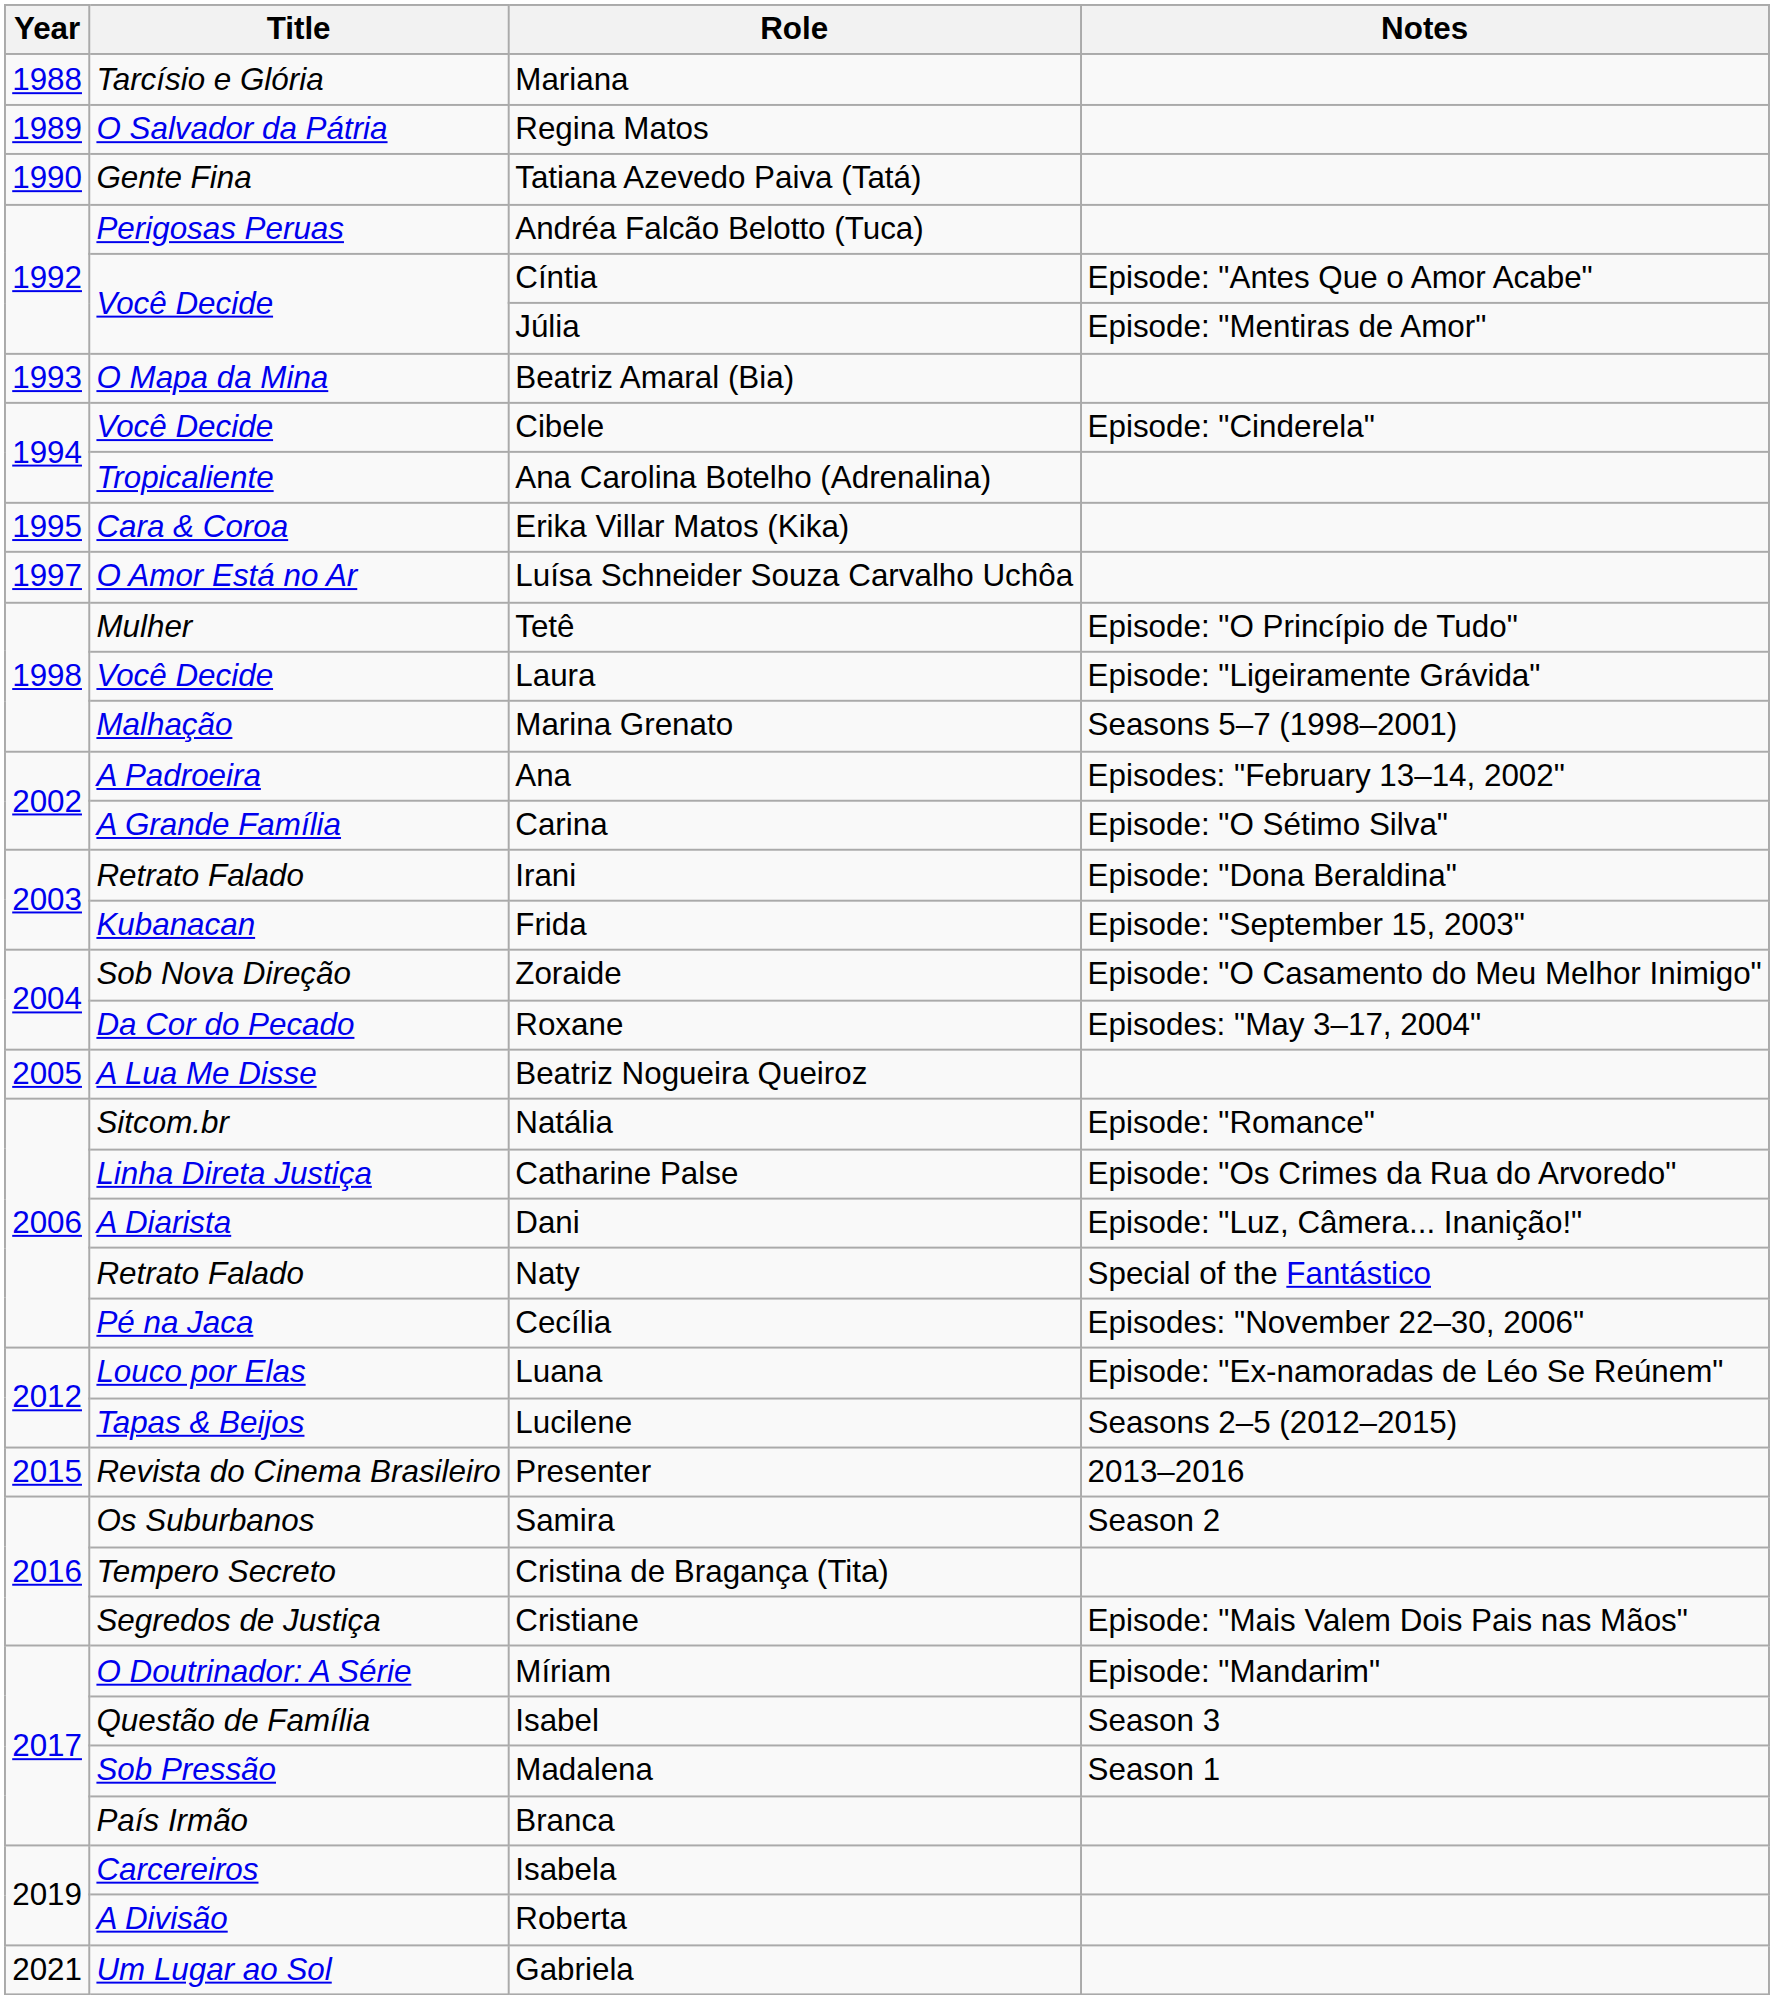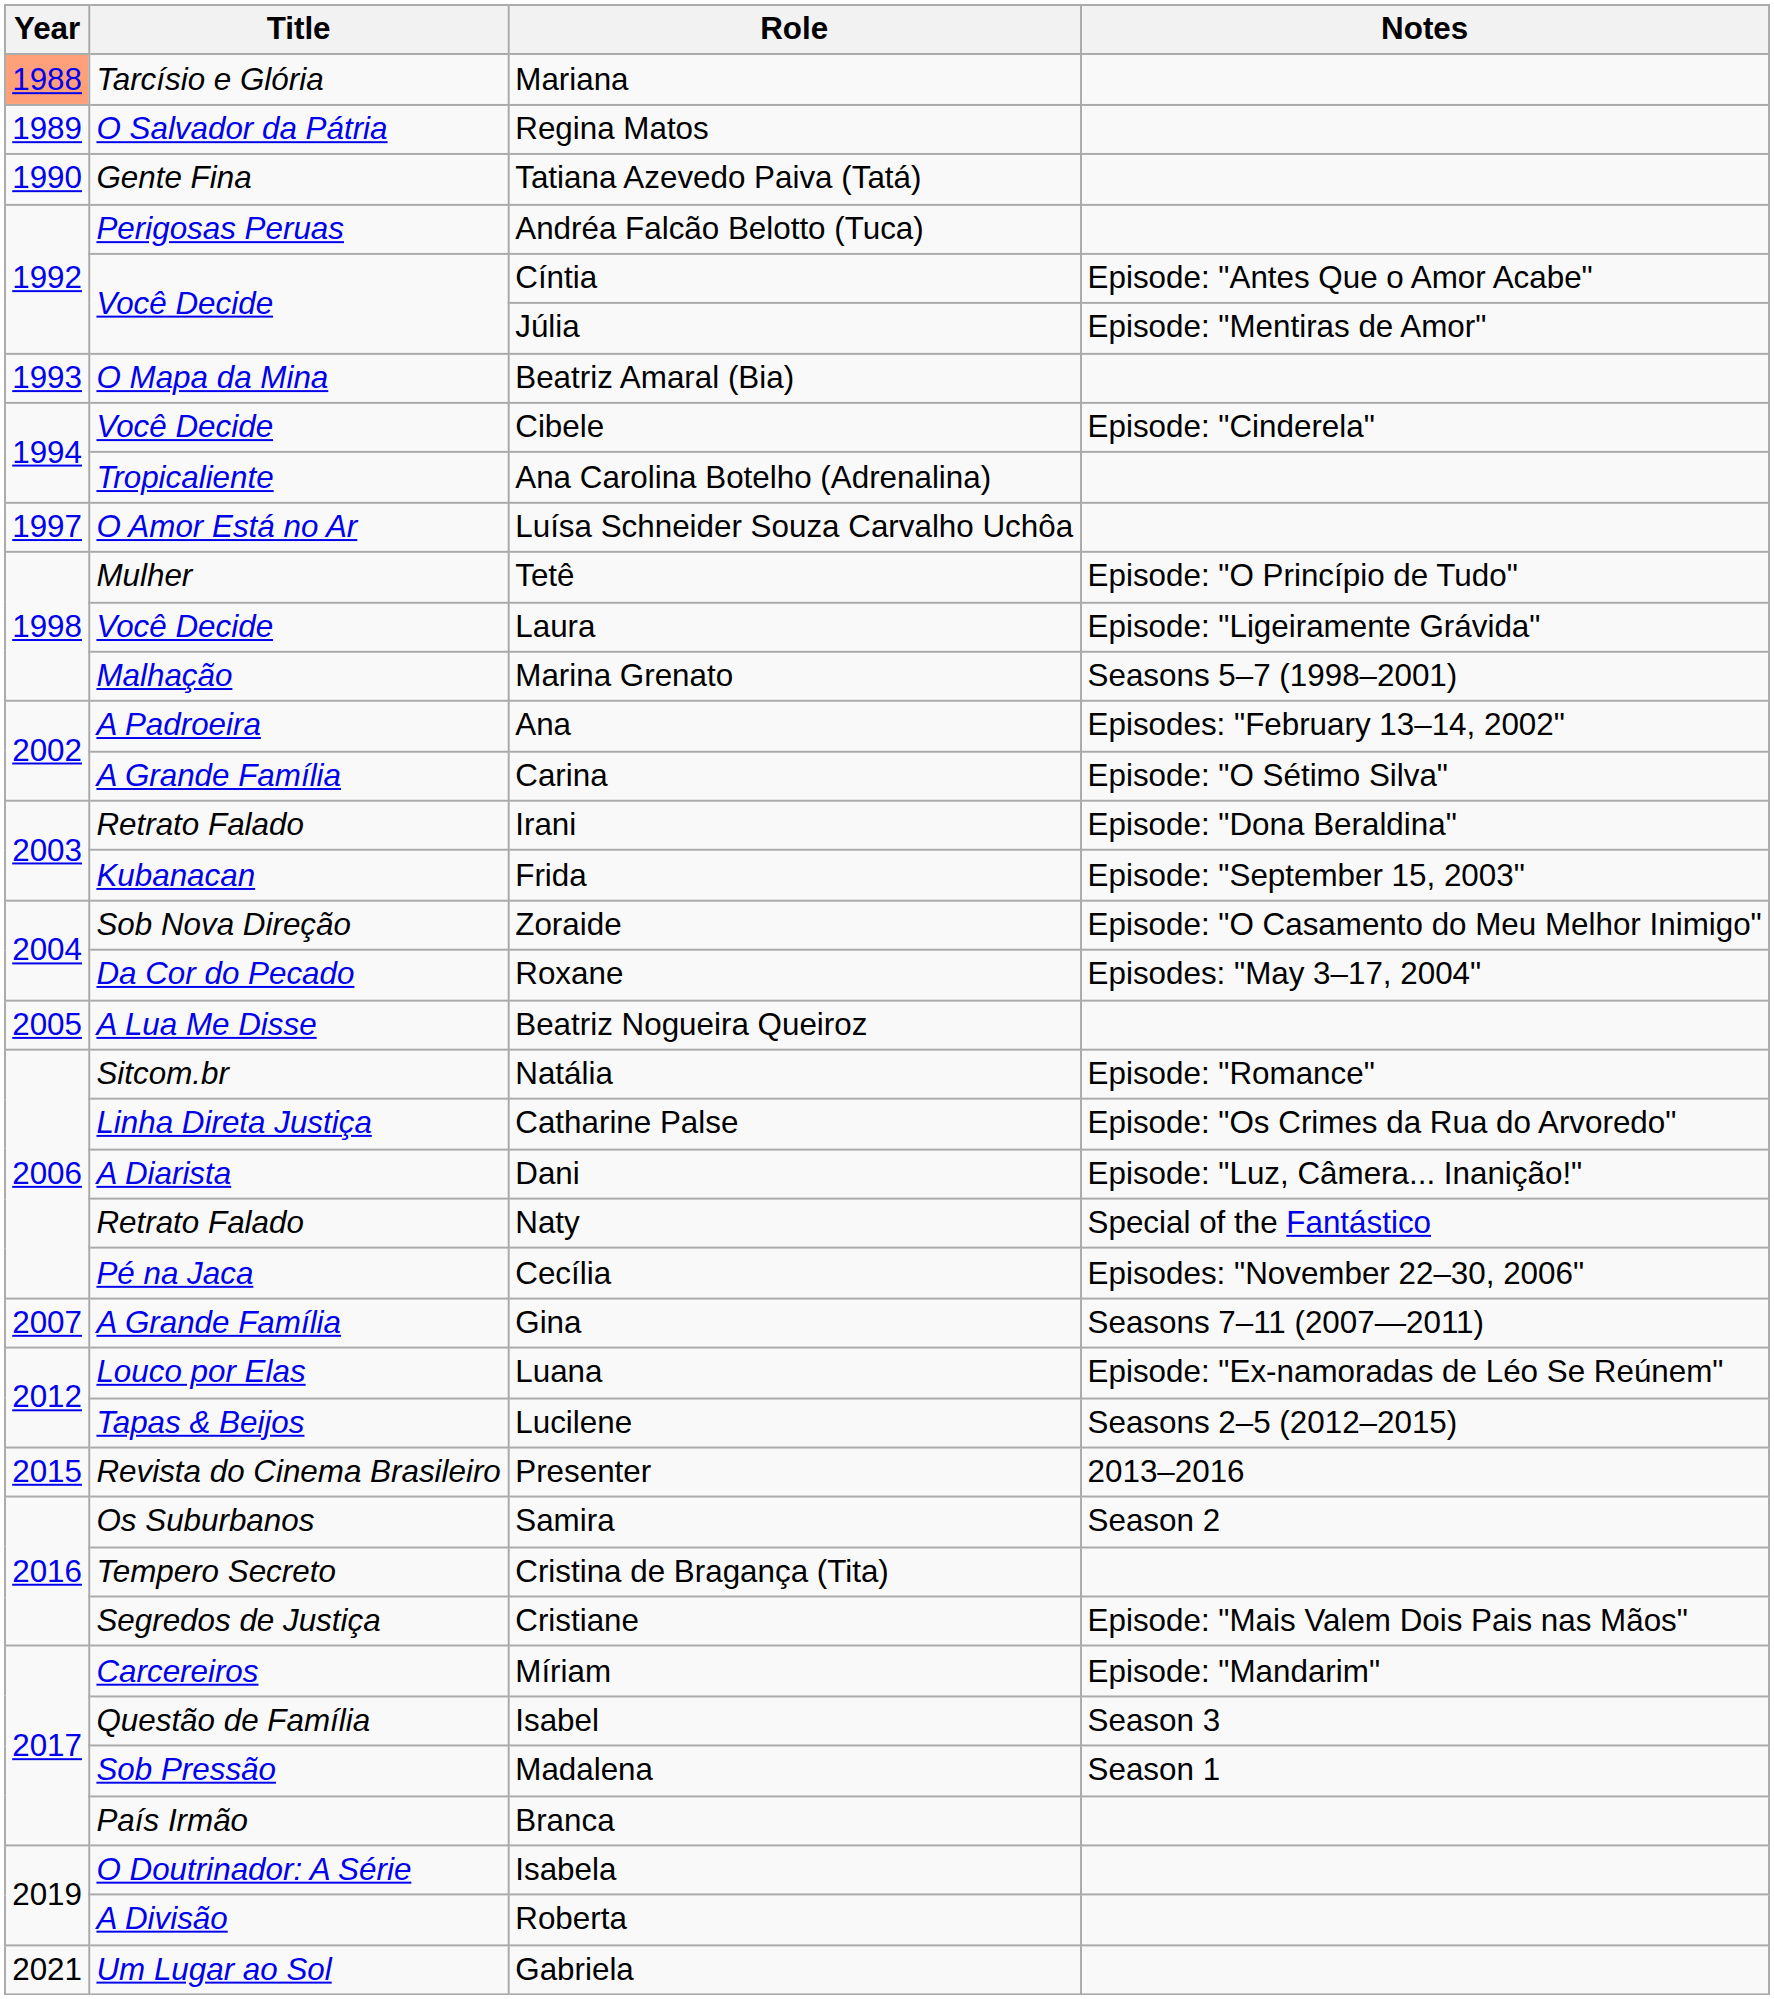(47, 79) no background -> (47, 79) lightsalmon background
- row: (682, 526)
+ row: (548, 1322)
(254, 1670) O Doutrinador: A Série -> (177, 1670) Carcereiros
(177, 1869) Carcereiros -> (254, 1869) O Doutrinador: A Série
